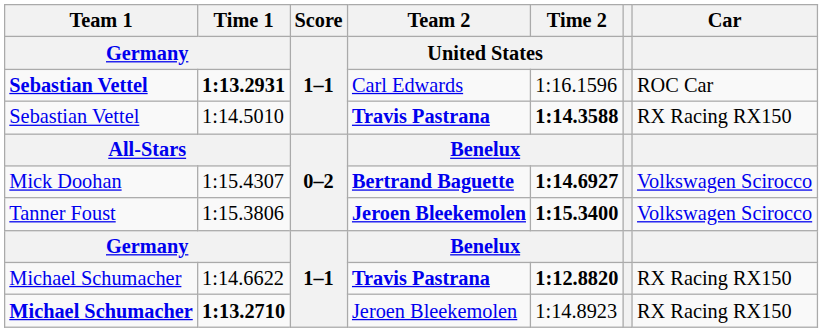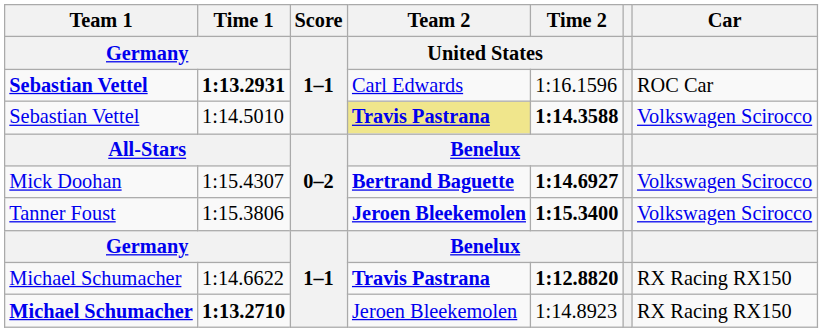(421, 117) no background -> (421, 117) khaki background
(714, 117) RX Racing RX150 -> (725, 117) Volkswagen Scirocco
